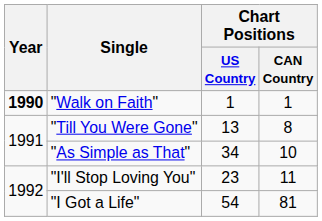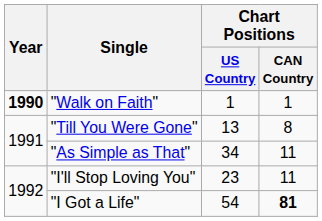(288, 153) 10 -> (288, 153) 11
(288, 203) normal -> (288, 203) bold
